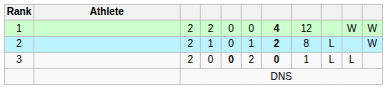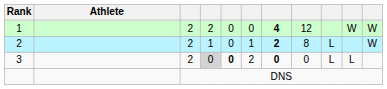(211, 60) no background -> (211, 60) lightgrey background
(306, 60) 1 -> (306, 60) 0
